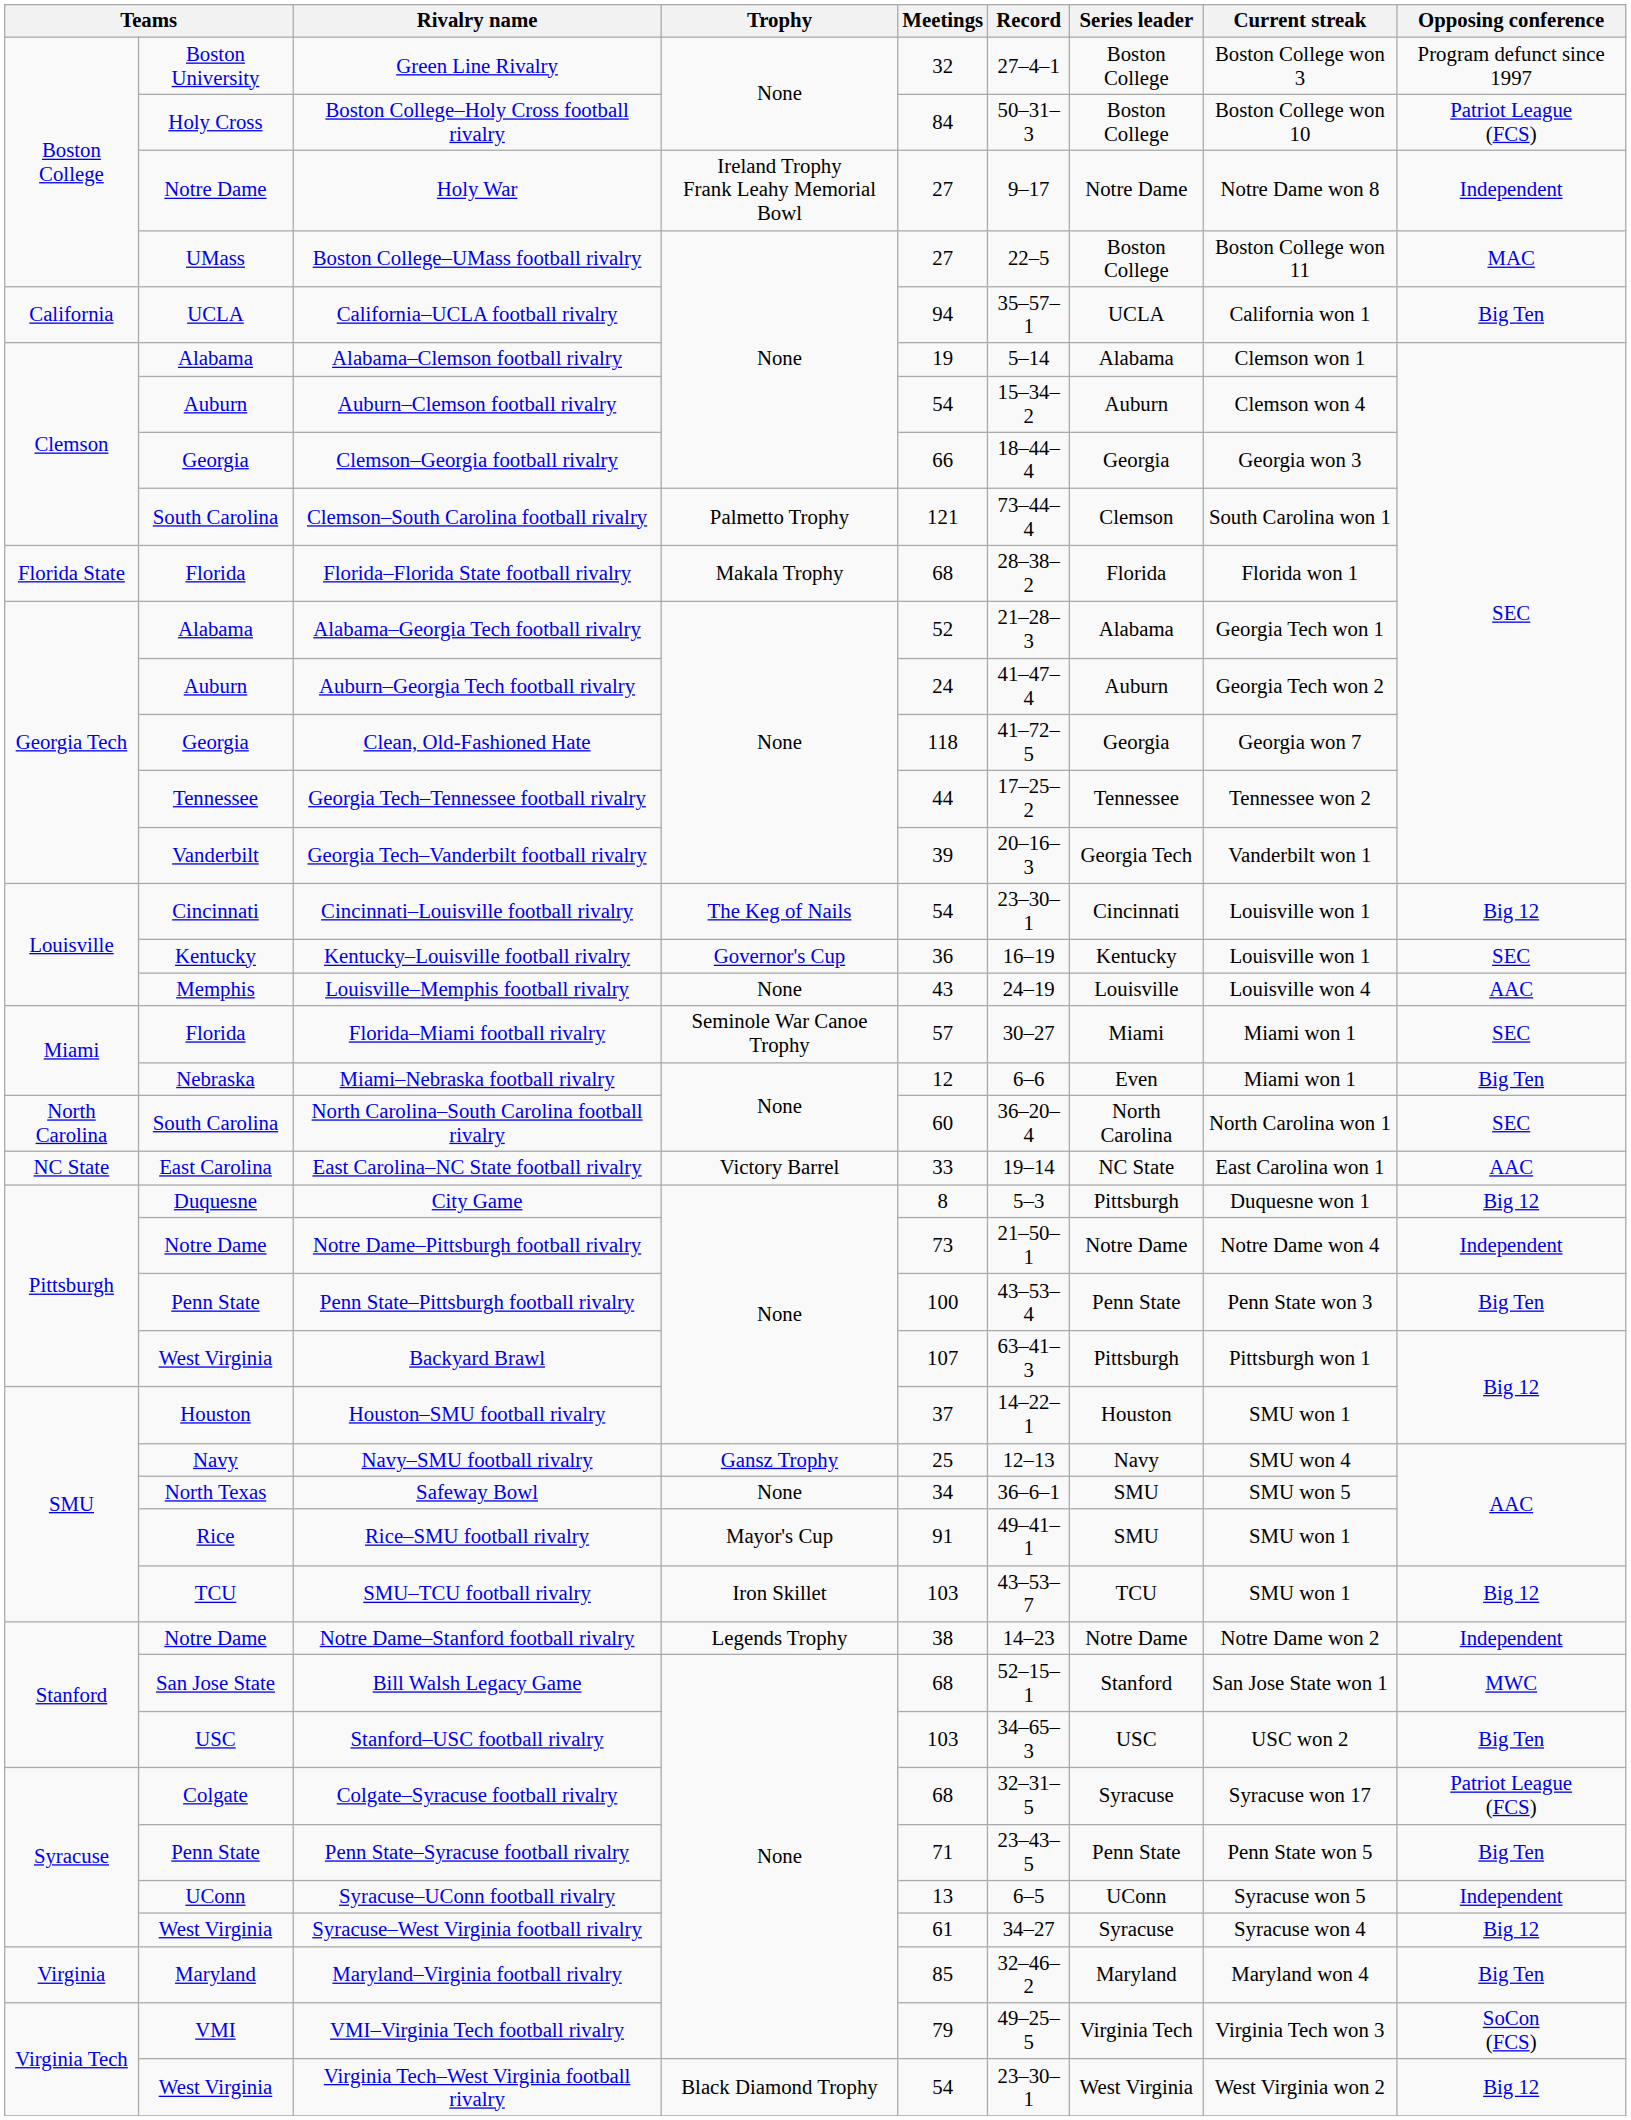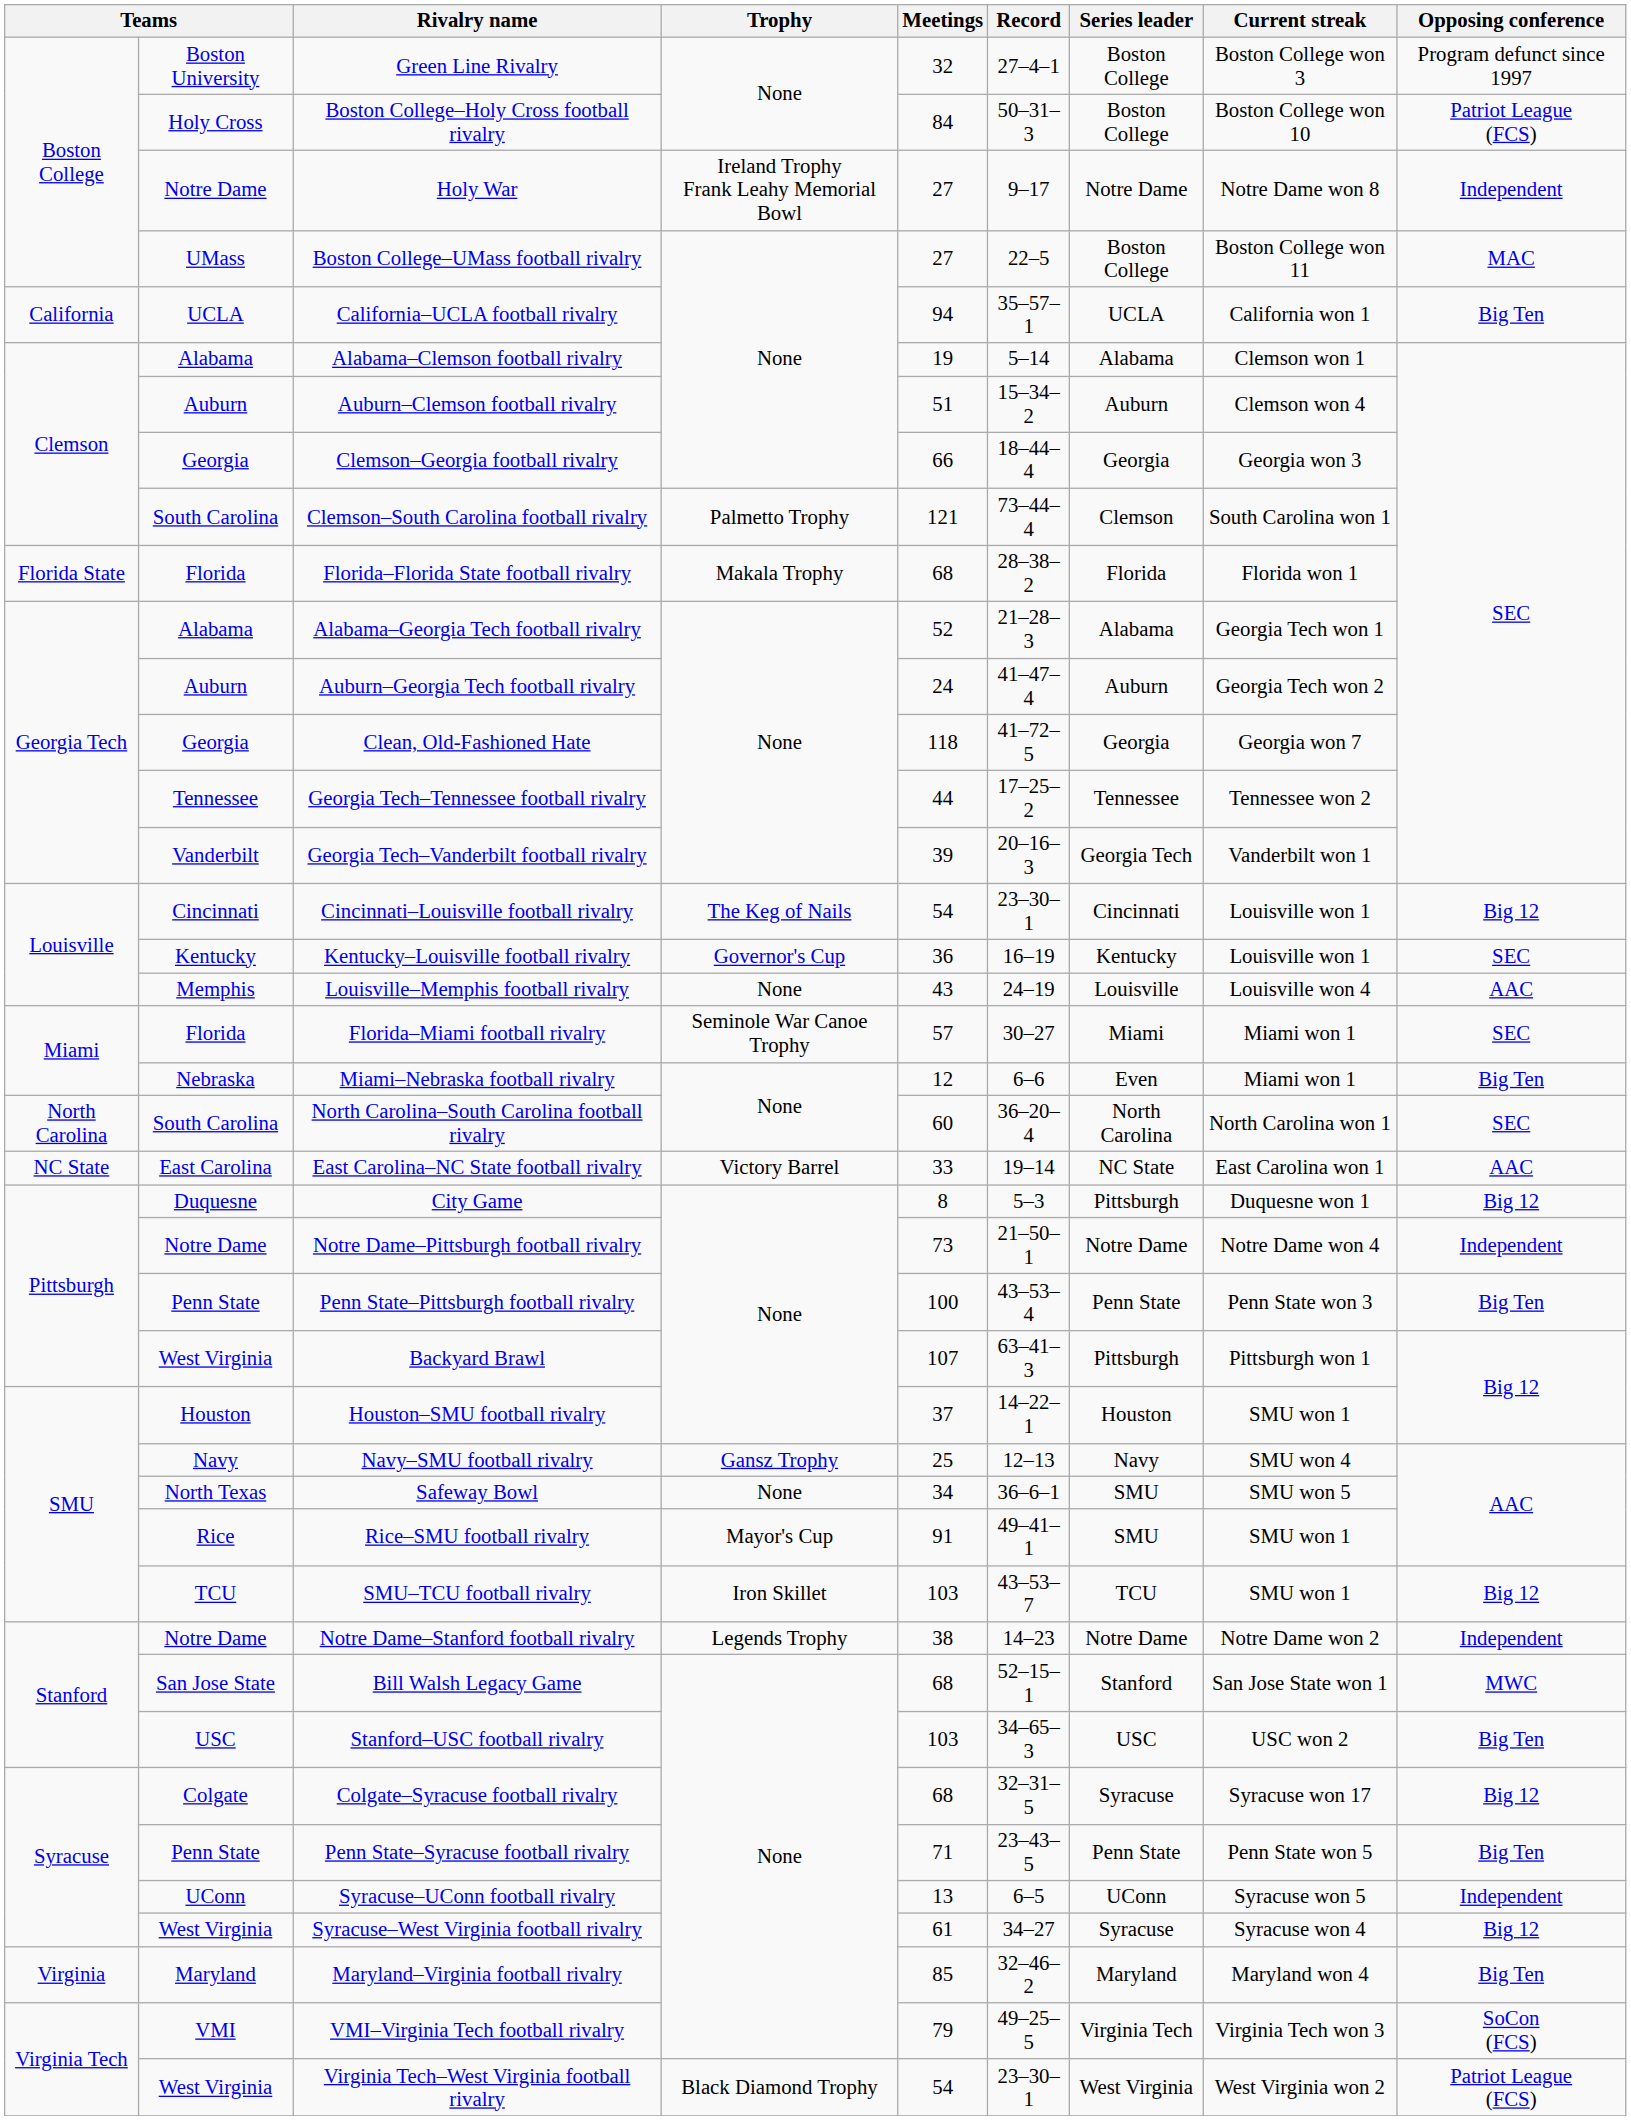(943, 404) 54 -> (943, 404) 51
(1511, 1795) Patriot League (FCS) -> (1511, 1795) Big 12
(1511, 2087) Big 12 -> (1511, 2087) Patriot League (FCS)
